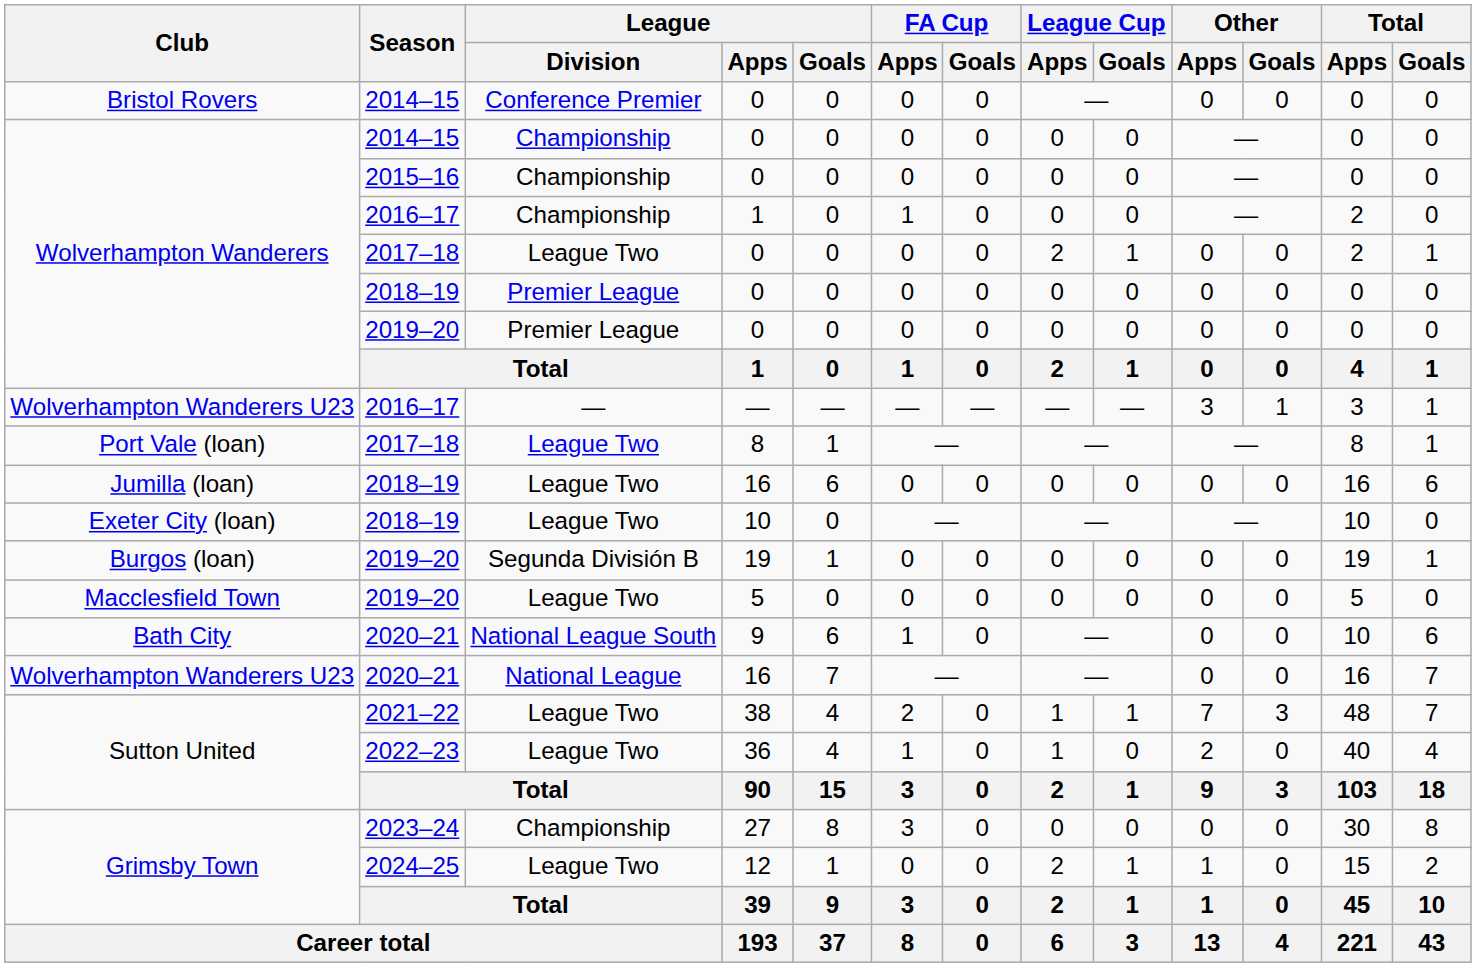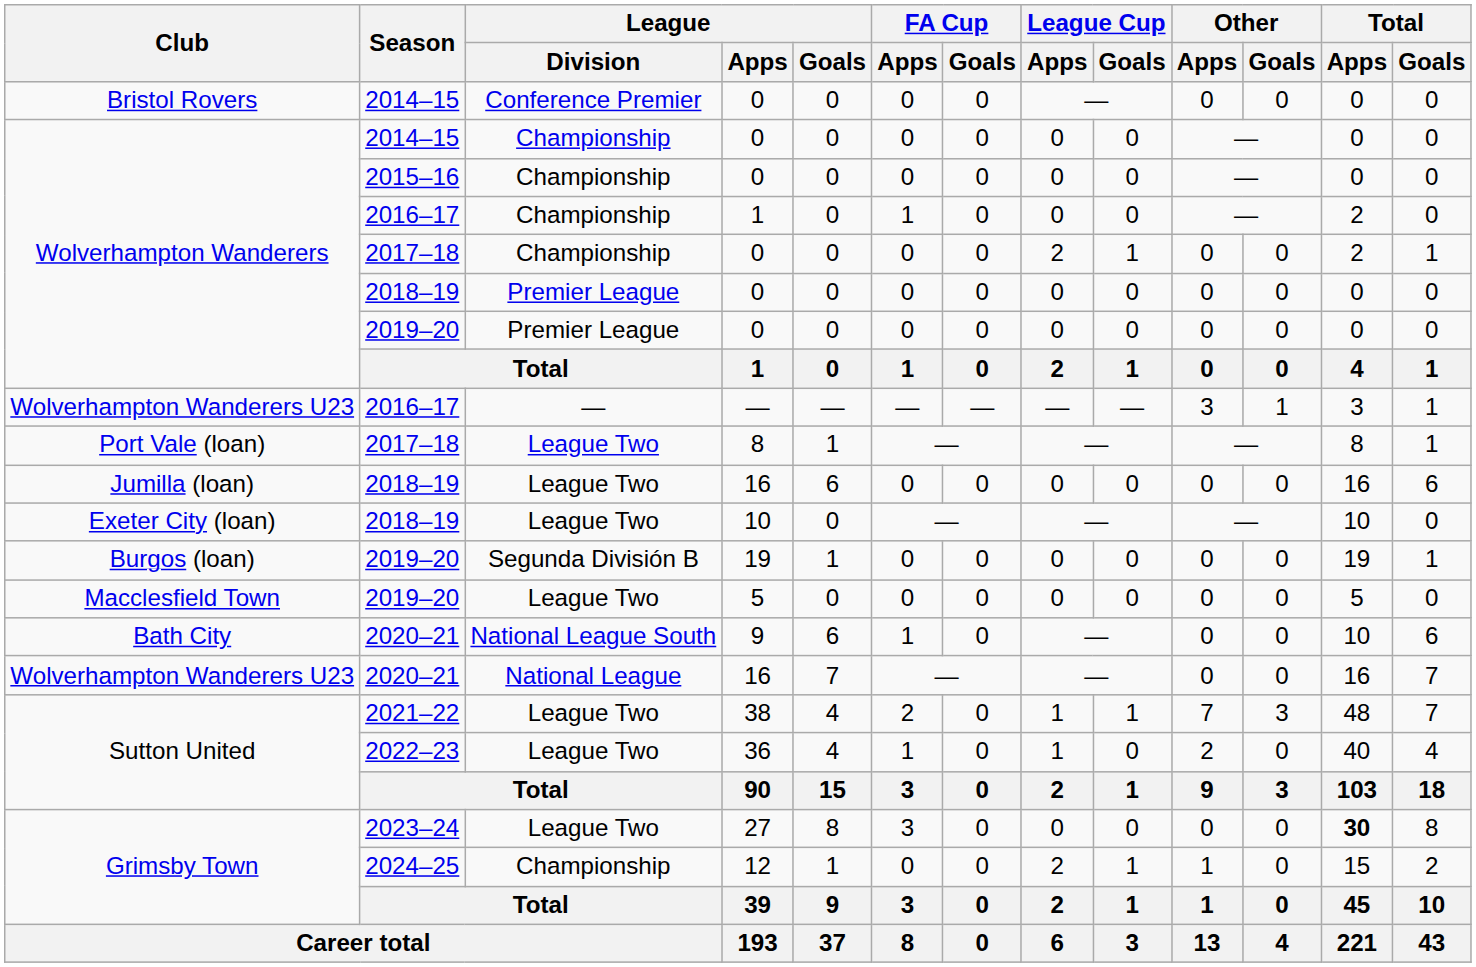(593, 253) League Two -> (593, 253) Championship
(593, 828) Championship -> (593, 828) League Two
(1357, 828) normal -> (1357, 828) bold
(593, 866) League Two -> (593, 866) Championship
